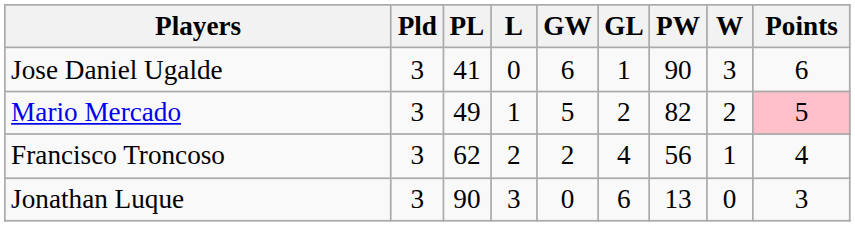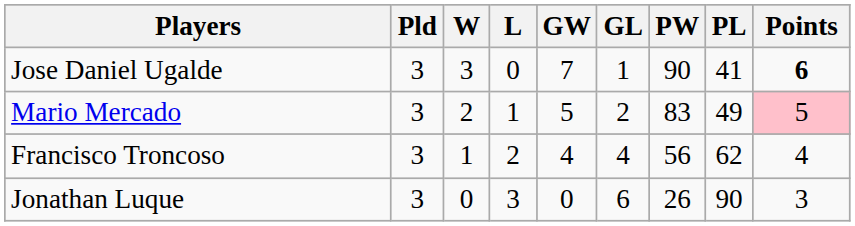columns swapped: (729, 26) <-> (467, 26)
(568, 69) 6 -> (567, 69) 7
(802, 69) normal -> (802, 69) bold
(678, 112) 82 -> (677, 112) 83
(568, 155) 2 -> (567, 155) 4
(678, 198) 13 -> (677, 198) 26
